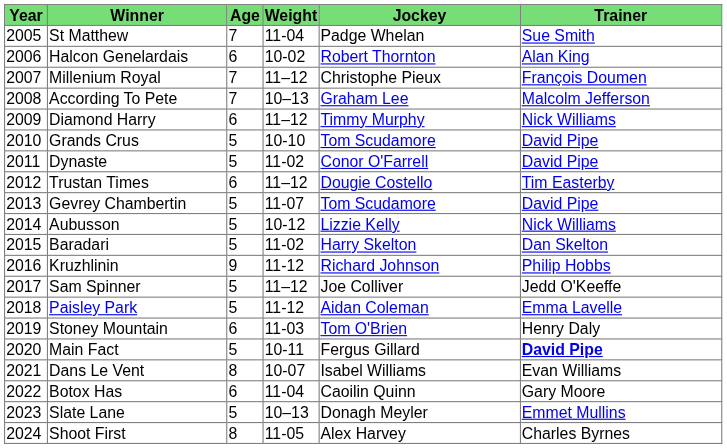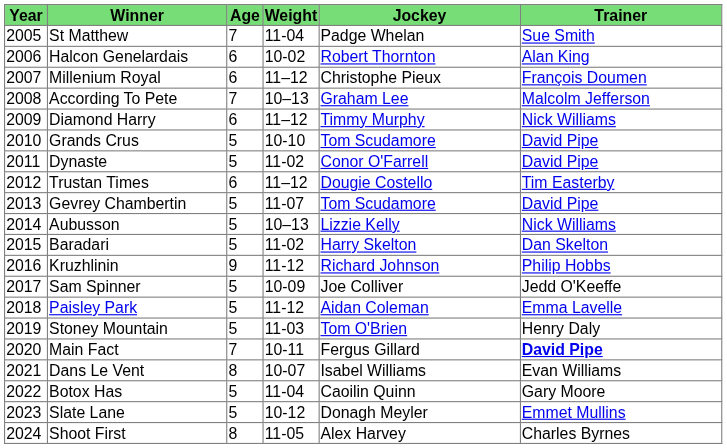(233, 78) 7 -> (233, 78) 6
(285, 224) 10-12 -> (287, 224) 10–13
(286, 287) 11–12 -> (285, 287) 10-09
(233, 329) 6 -> (233, 329) 5
(233, 349) 5 -> (233, 349) 7
(233, 391) 6 -> (233, 391) 5
(287, 412) 10–13 -> (285, 412) 10-12
